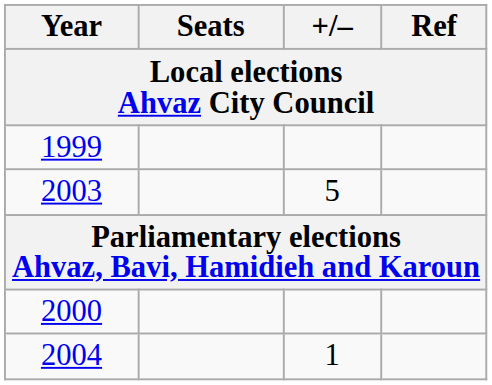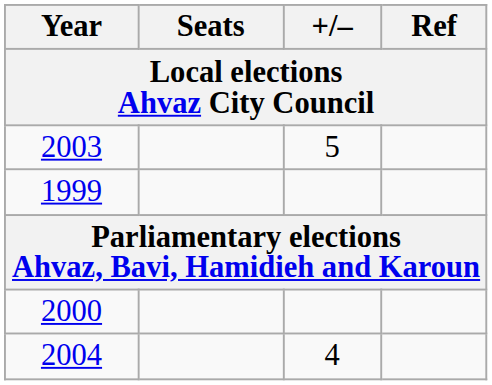rows swapped: (72, 146) <-> (72, 191)
(332, 355) 1 -> (332, 355) 4
